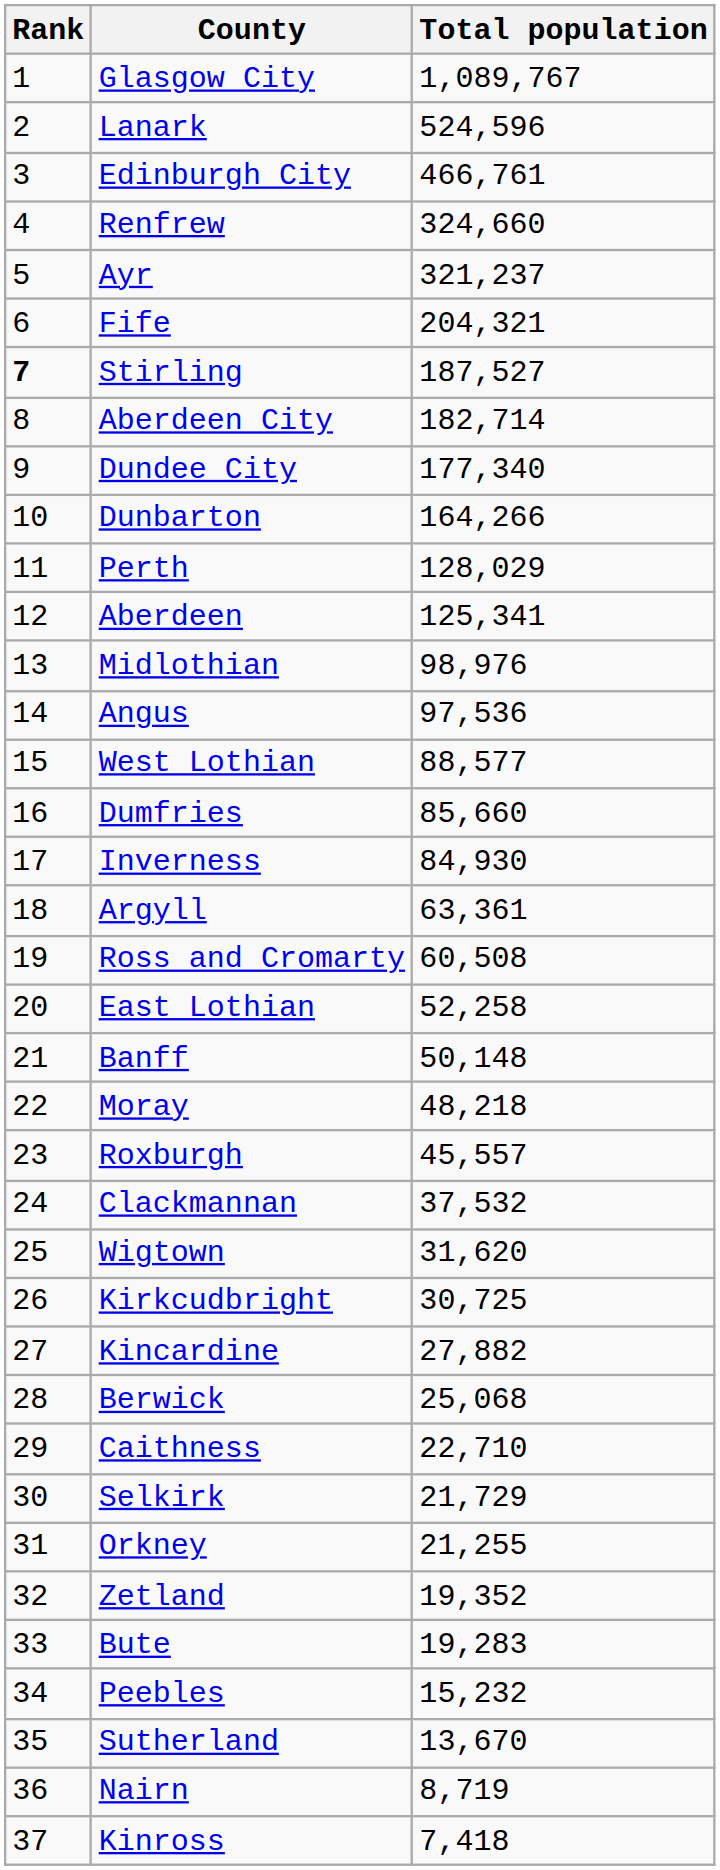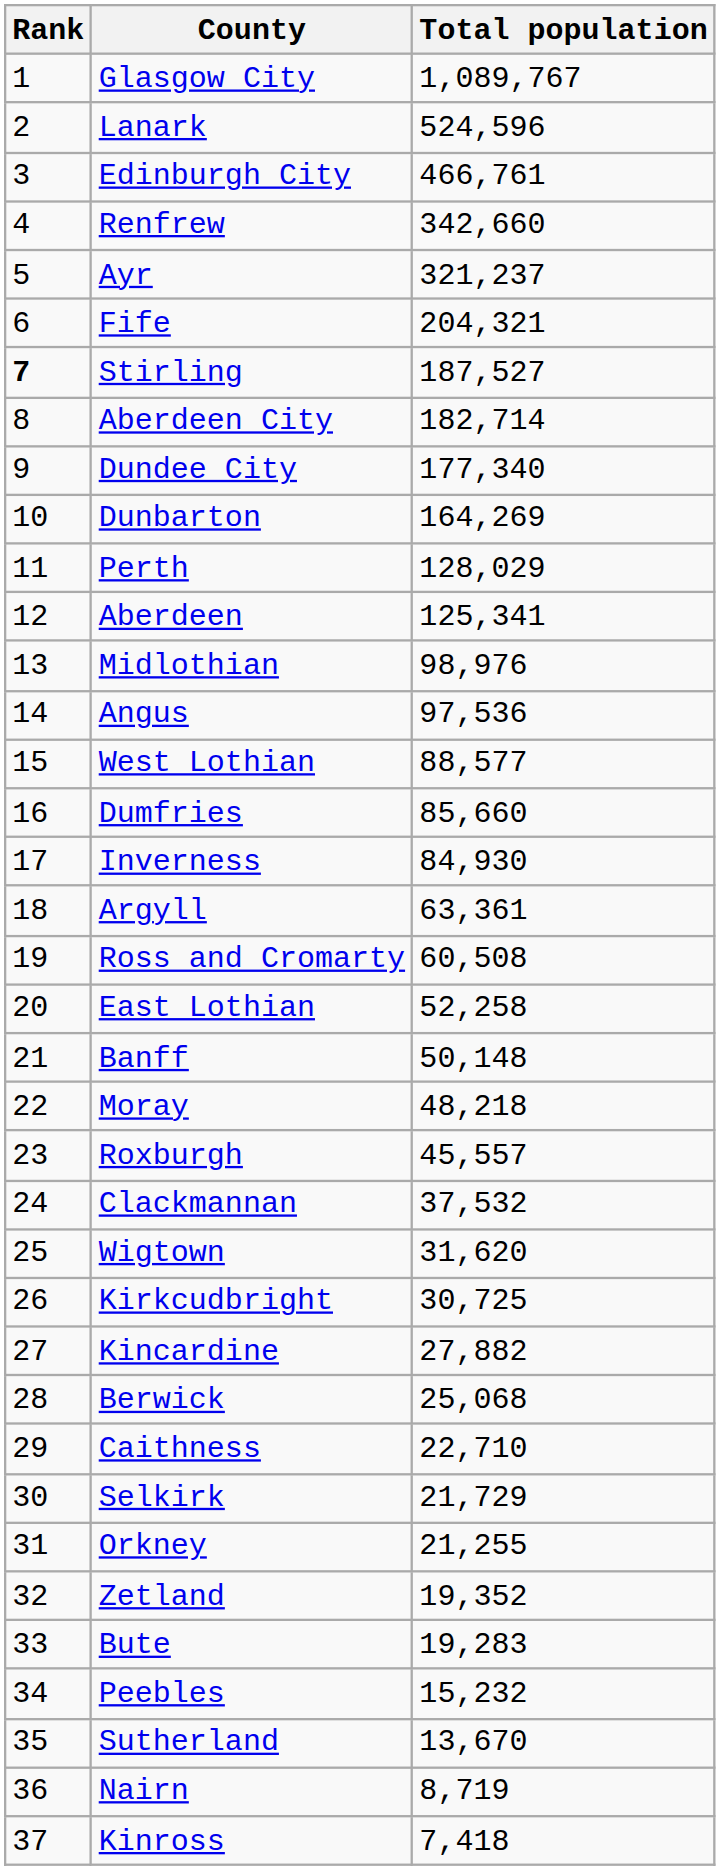(482, 225) 324,660 -> (482, 225) 342,660
(482, 519) 164,266 -> (482, 519) 164,269
